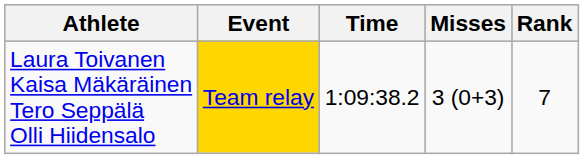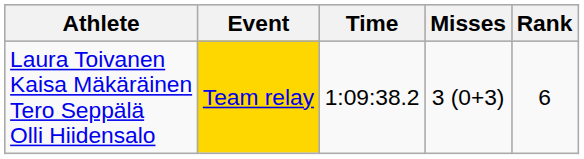(544, 97) 7 -> (544, 97) 6
